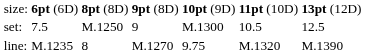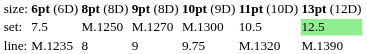(135, 27) 9 -> (153, 27) M.1270
(313, 27) no background -> (313, 27) lightgreen background
(153, 45) M.1270 -> (135, 45) 9
